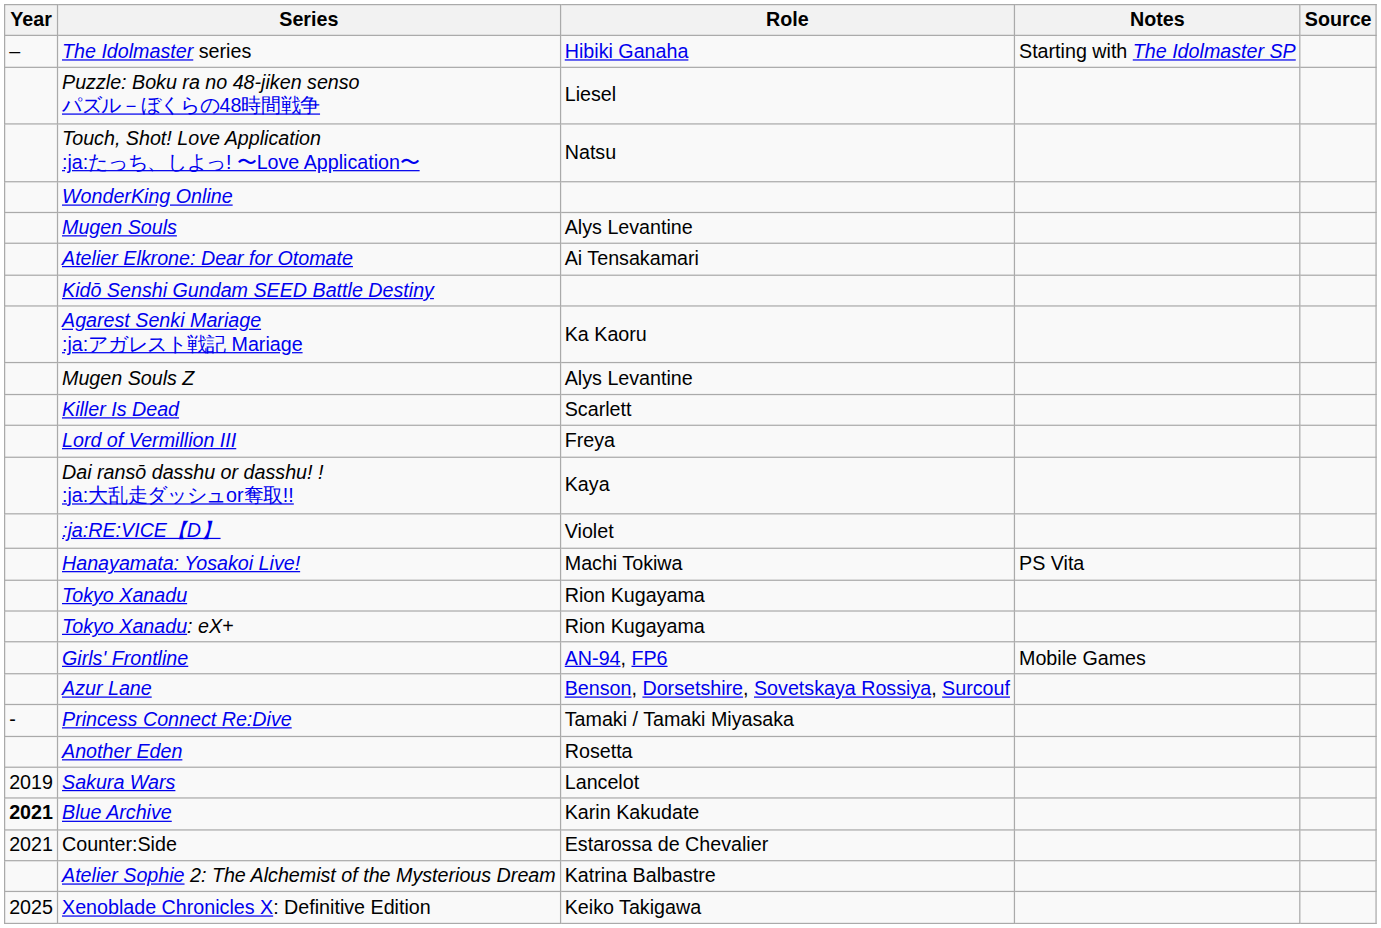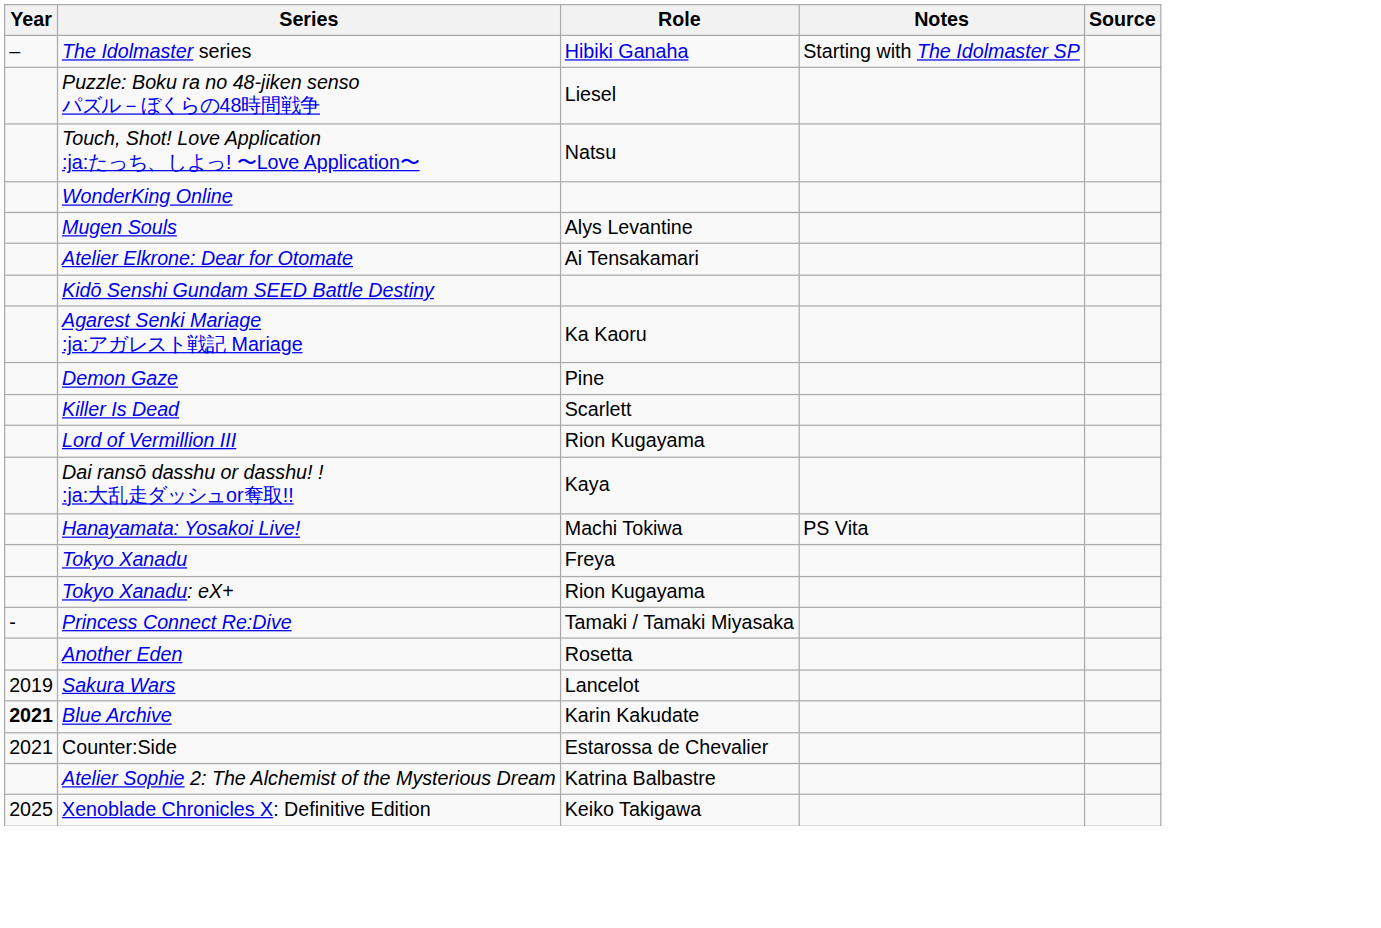+ row: (120, 378)
- row: (128, 378)
(590, 440) Freya -> (635, 440) Rion Kugayama
- row: (141, 530)
(635, 595) Rion Kugayama -> (590, 560) Freya
- row: (125, 657)
- row: (107, 688)
